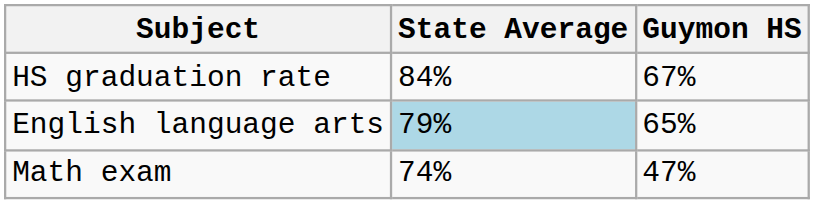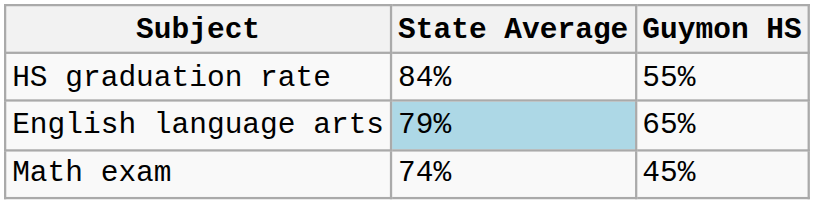(669, 77) 67% -> (669, 77) 55%
(669, 173) 47% -> (669, 173) 45%
